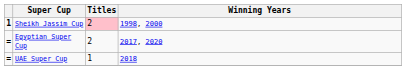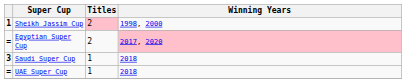(141, 42) no background -> (141, 42) pink background
+ row: (45, 59)
